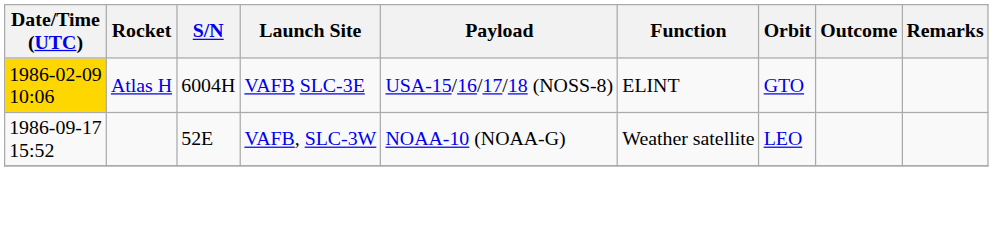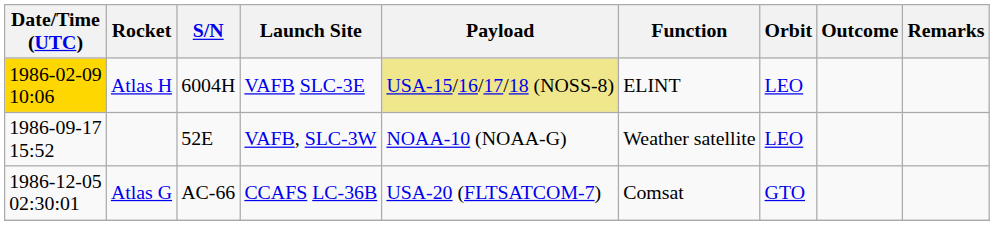(499, 85) no background -> (500, 85) khaki background
(784, 85) GTO -> (784, 85) LEO
+ row: (141, 192)
